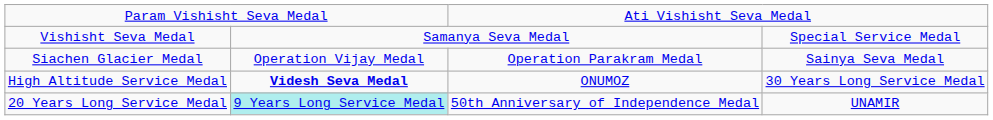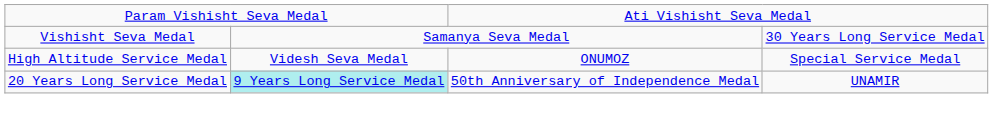(875, 38) Special Service Medal -> (875, 38) 30 Years Long Service Medal
- row: (117, 60)
(339, 82) bold -> (339, 60) normal
(875, 82) 30 Years Long Service Medal -> (875, 60) Special Service Medal
